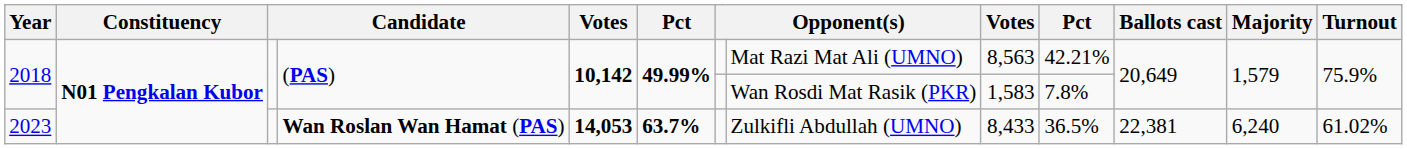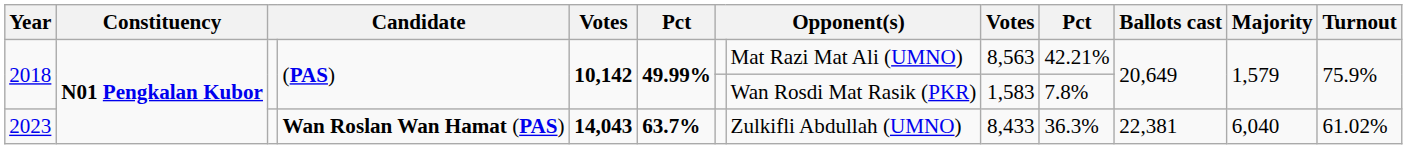(603, 126) 14,053 -> (603, 126) 14,043
(1072, 126) 36.5% -> (1072, 126) 36.3%
(1256, 126) 6,240 -> (1256, 126) 6,040
